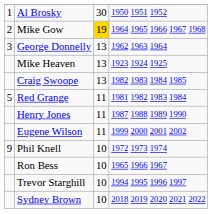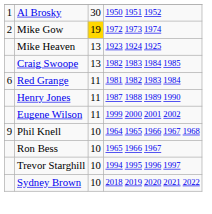(158, 30) 1964 1965 1966 1967 1968 -> (133, 30) 1972 1973 1974
- row: (54, 47)
(9, 98) 5 -> (9, 81) 6
(139, 149) 1972 1973 1974 -> (153, 132) 1964 1965 1966 1967 1968
